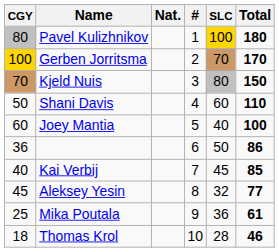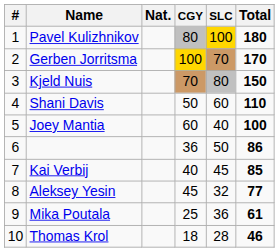columns swapped: (195, 15) <-> (20, 16)
